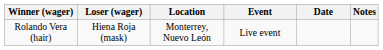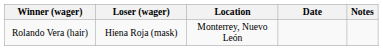- column: (260, 12)
